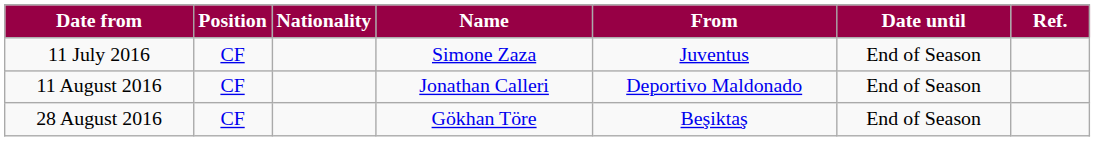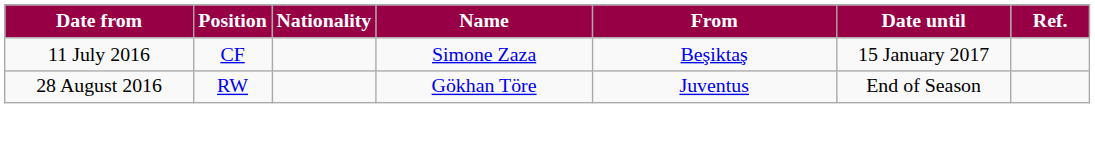(714, 54) Juventus -> (714, 54) Beşiktaş
(924, 54) End of Season -> (924, 54) 15 January 2017
- row: (99, 86)
(233, 119) CF -> (233, 86) RW
(714, 119) Beşiktaş -> (714, 86) Juventus
